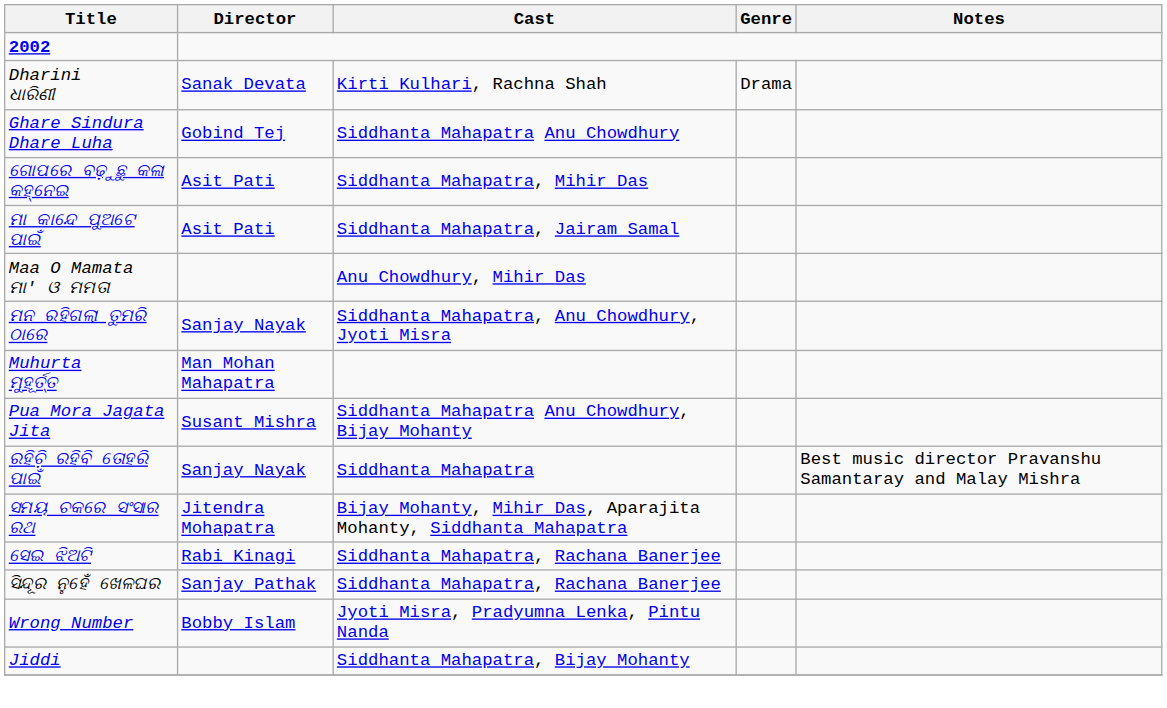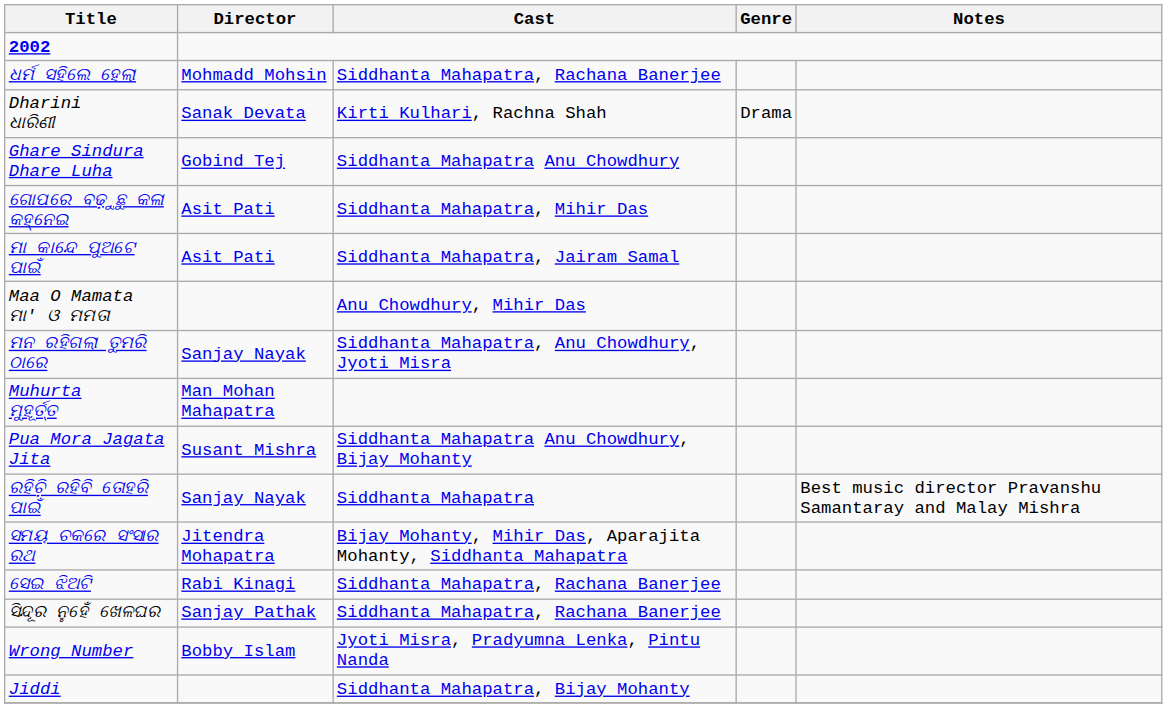+ row: (72, 75)
